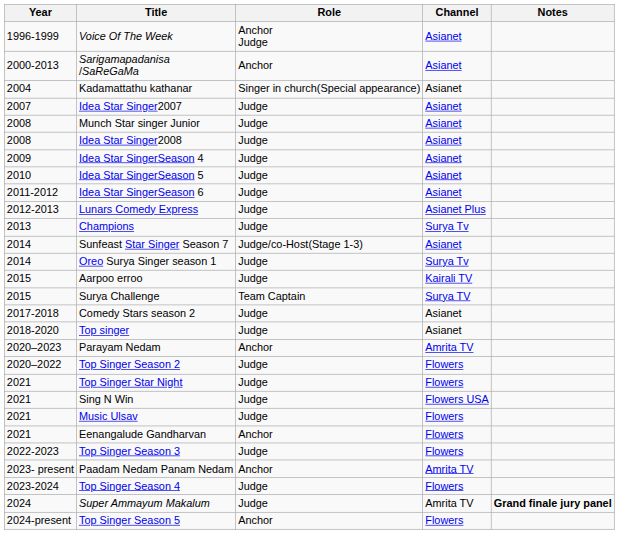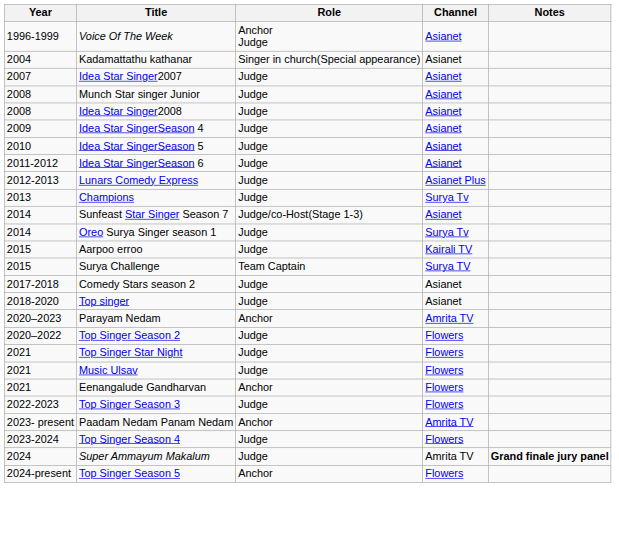- row: (124, 65)
- row: (106, 399)
